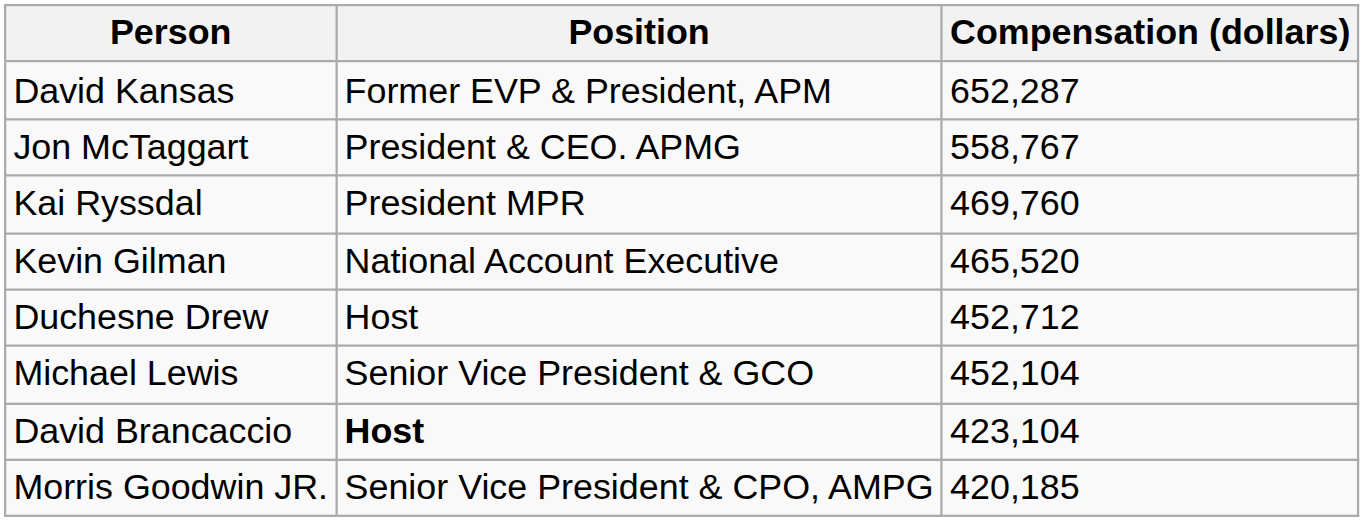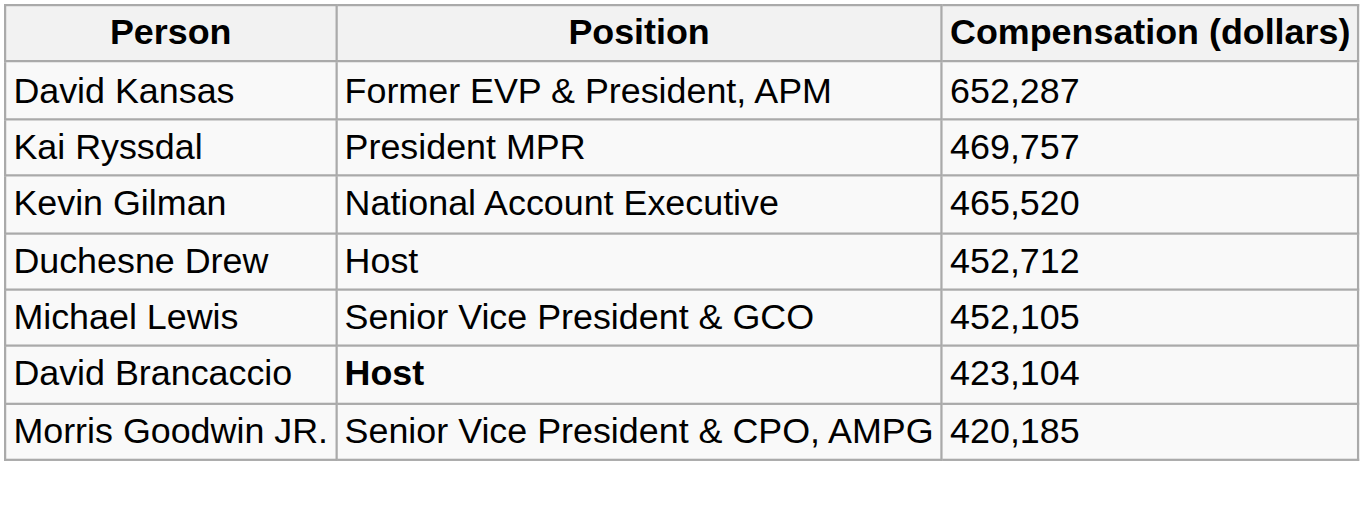- row: (131, 146)
(1015, 203) 469,760 -> (1015, 146) 469,757
(1015, 373) 452,104 -> (1015, 317) 452,105
